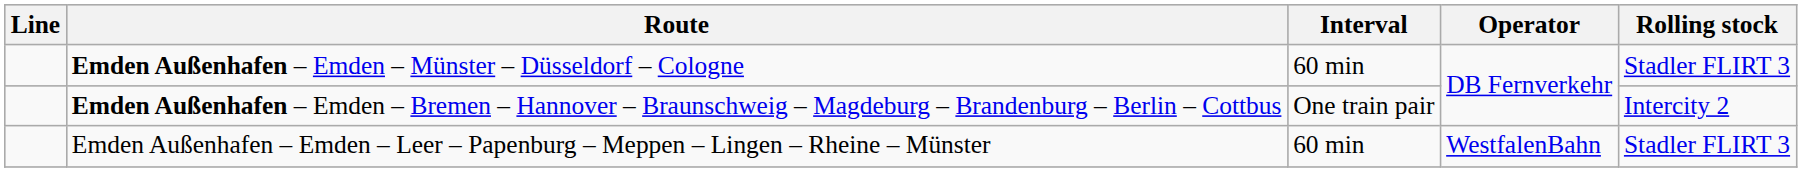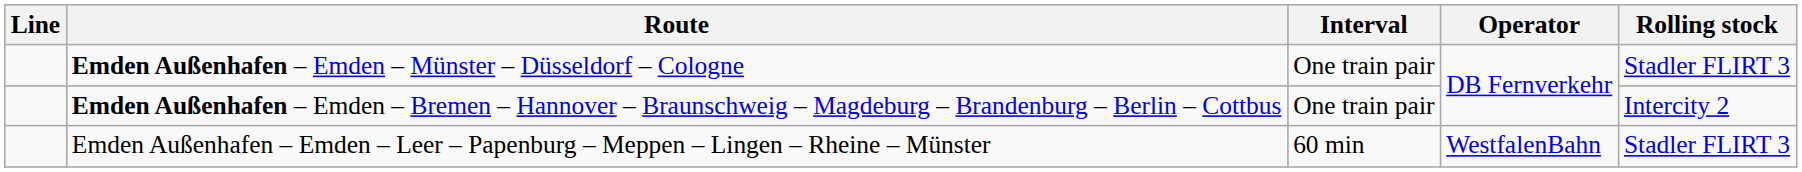(1329, 65) 60 min -> (1364, 65) One train pair
